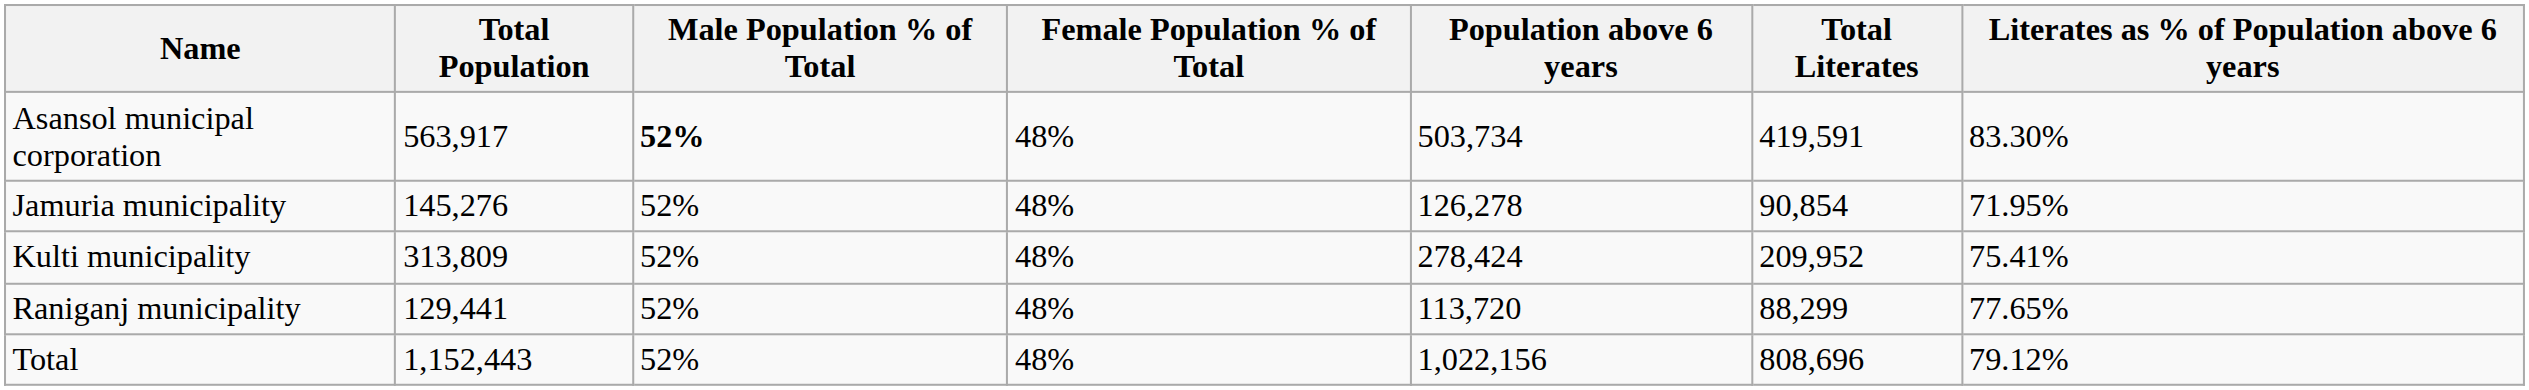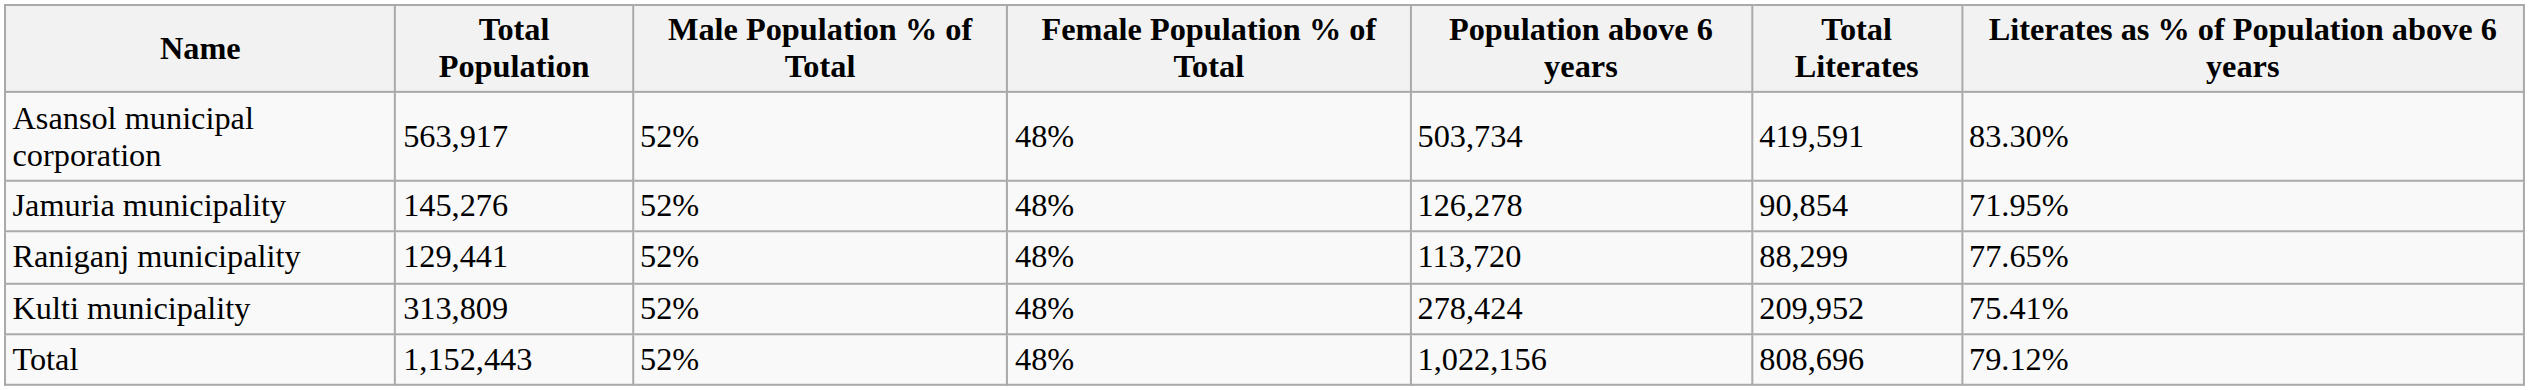(672, 135) bold -> (670, 135) normal
rows swapped: (157, 307) <-> (131, 256)
